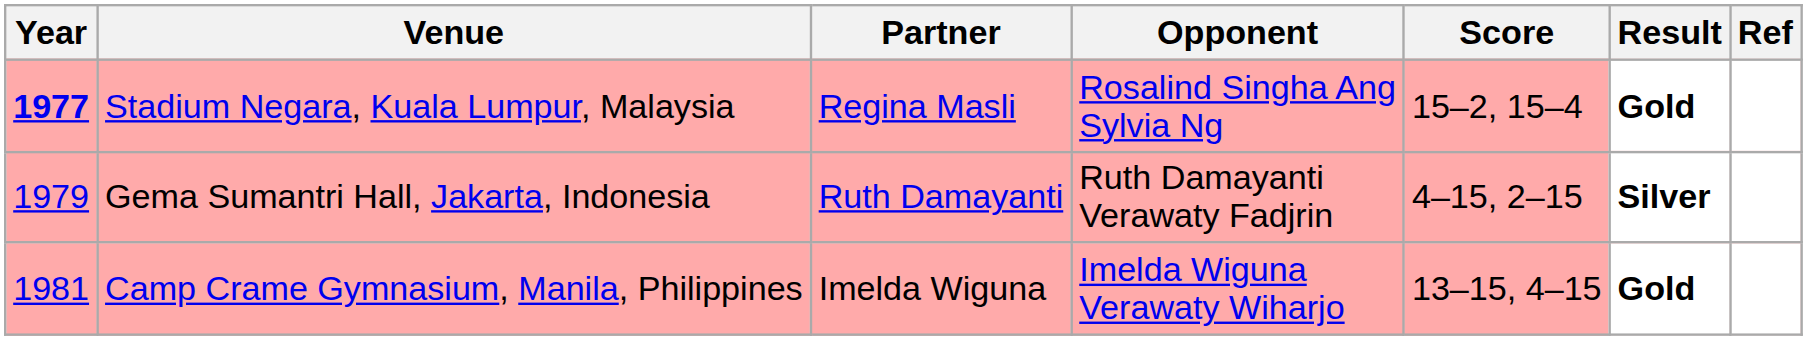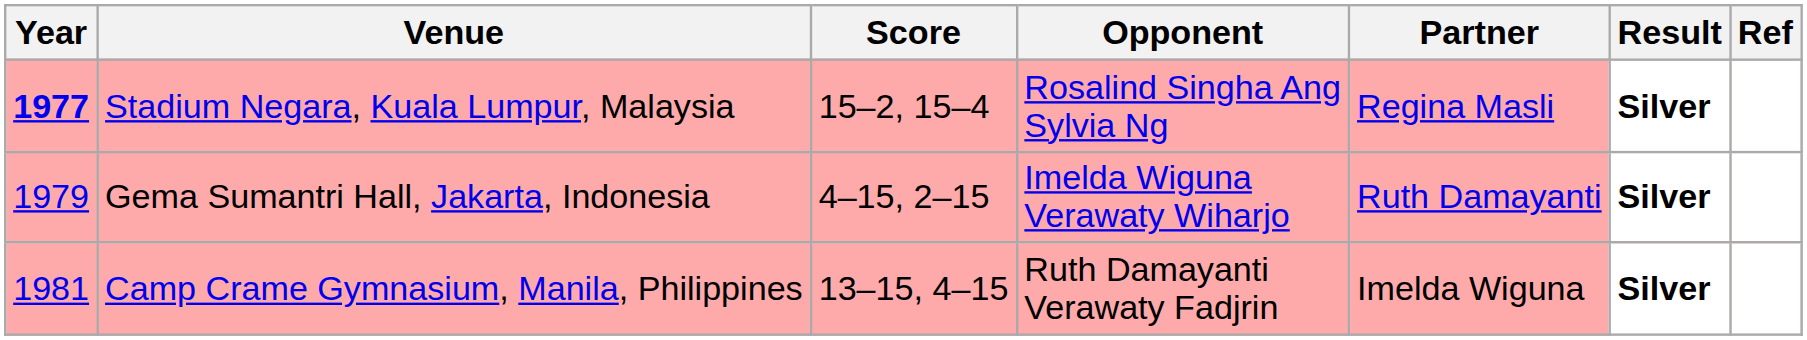columns swapped: (941, 33) <-> (1507, 33)
(1656, 105) Gold -> (1664, 105) Silver
(1206, 197) Ruth Damayanti Verawaty Fadjrin -> (1157, 197) Imelda Wiguna Verawaty Wiharjo
(1212, 289) Imelda Wiguna Verawaty Wiharjo -> (1151, 289) Ruth Damayanti Verawaty Fadjrin
(1656, 289) Gold -> (1664, 289) Silver
